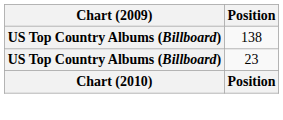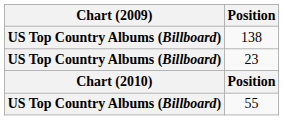+ row: (252, 103)
